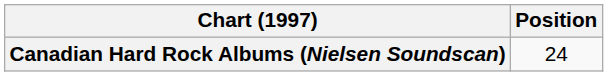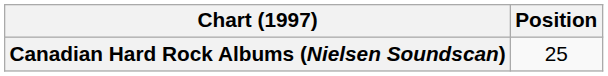(556, 53) 24 -> (556, 53) 25
